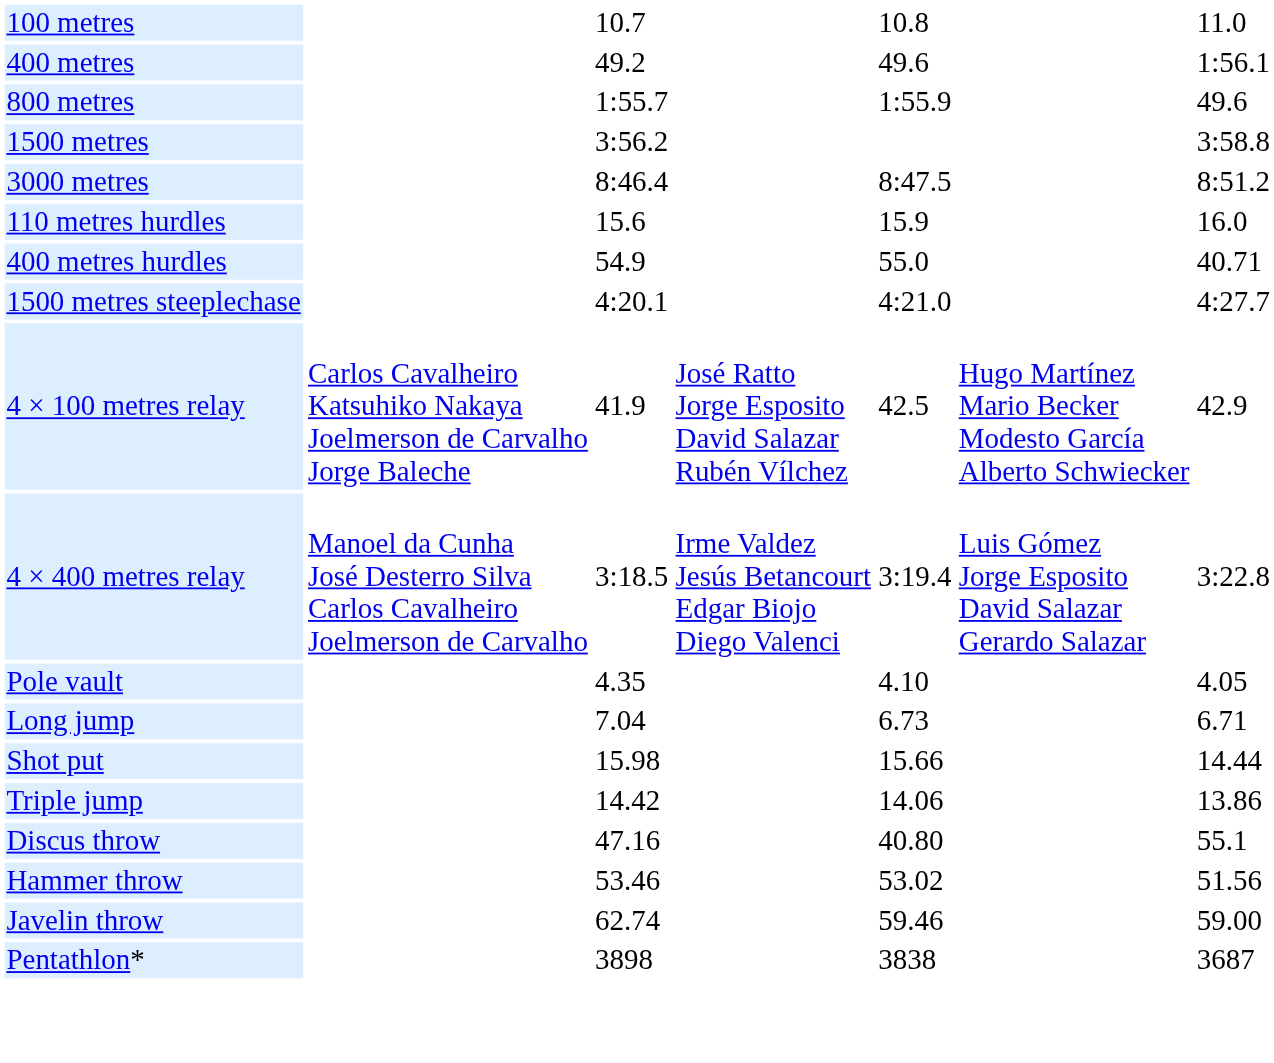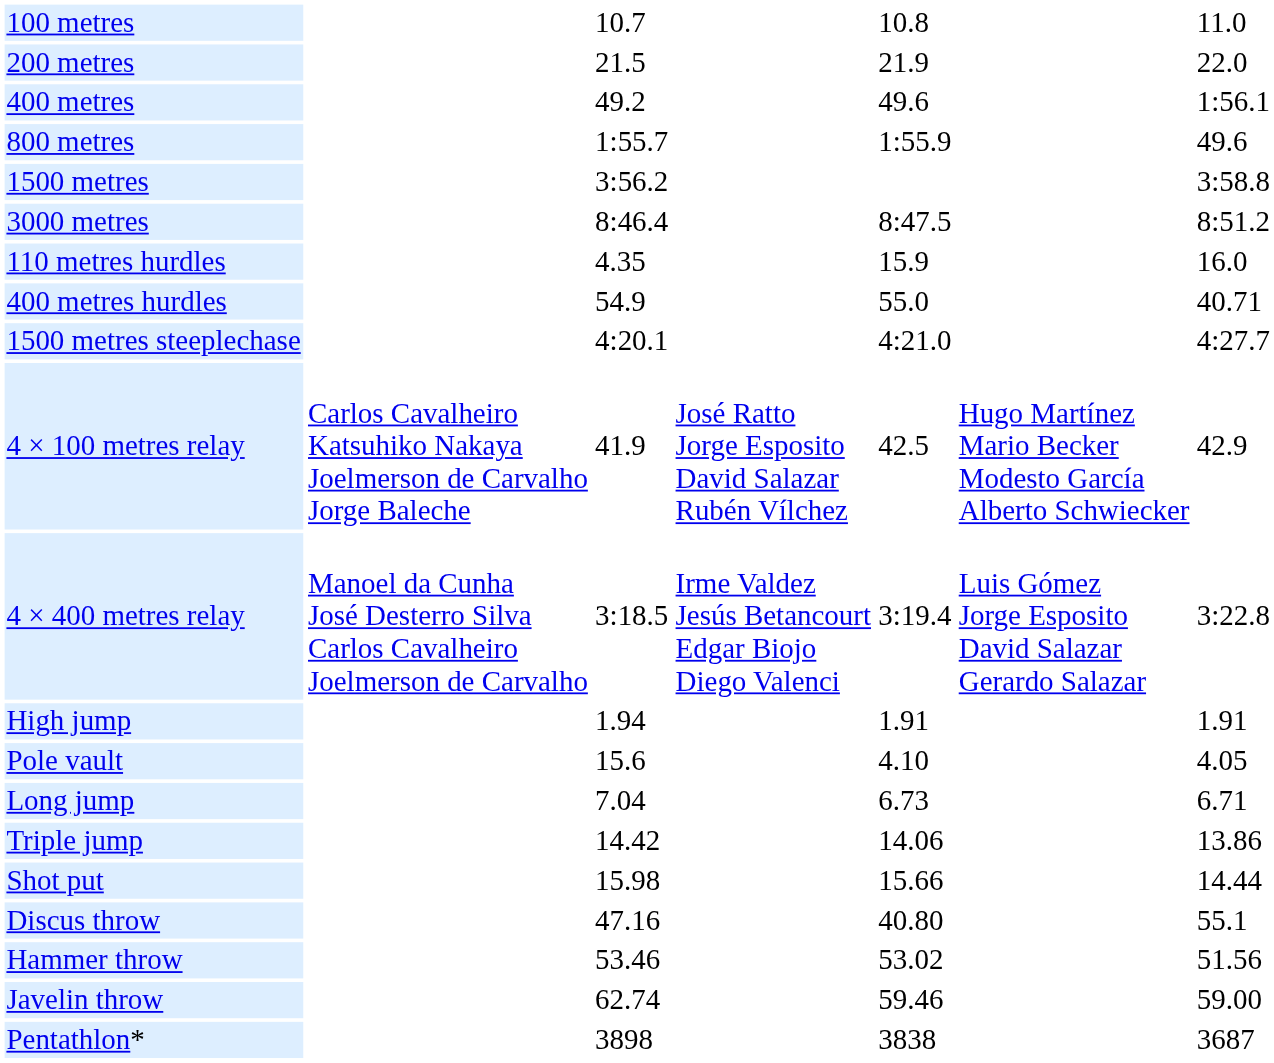+ row: (70, 62)
(620, 221) 15.6 -> (620, 261) 4.35
+ row: (69, 720)
(620, 681) 4.35 -> (620, 760) 15.6
rows swapped: (75, 800) <-> (55, 760)
